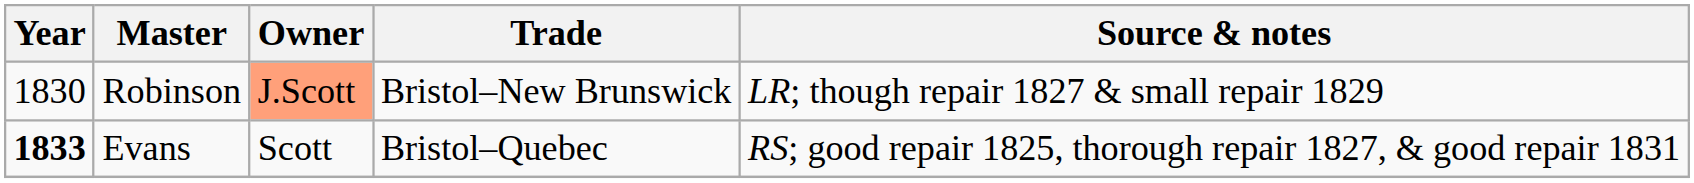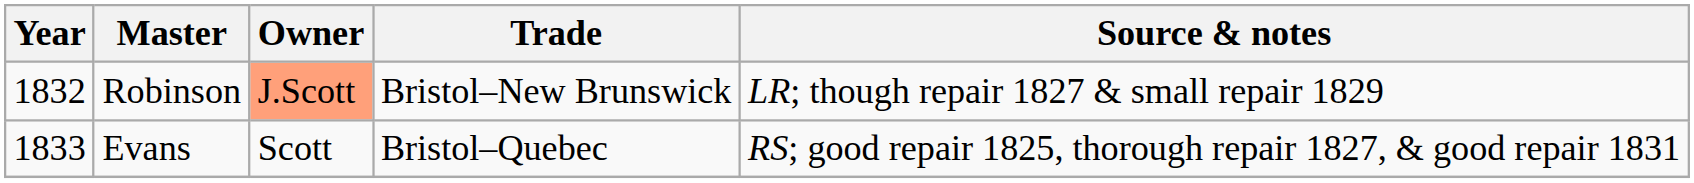(50, 90) 1830 -> (50, 90) 1832
(50, 147) bold -> (50, 147) normal
